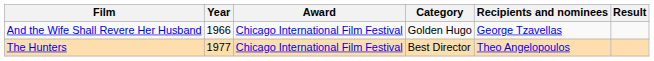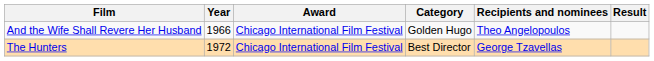(519, 30) George Tzavellas -> (523, 30) Theo Angelopoulos
(219, 47) 1977 -> (219, 47) 1972
(523, 47) Theo Angelopoulos -> (519, 47) George Tzavellas
